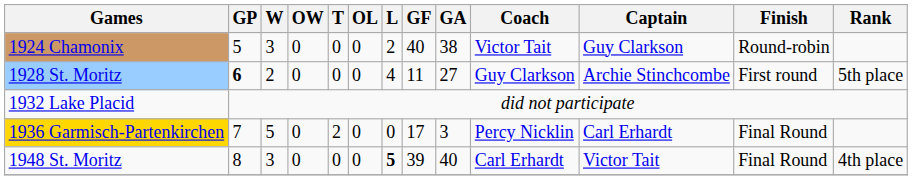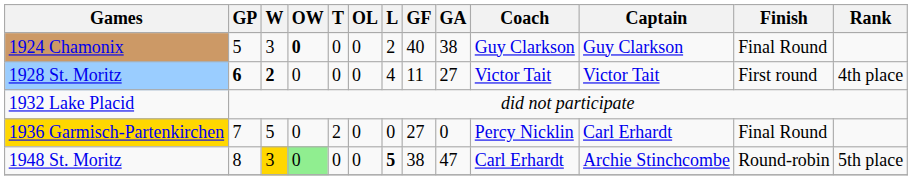(296, 47) normal -> (296, 47) bold
(513, 47) Victor Tait -> (525, 47) Guy Clarkson
(784, 47) Round-robin -> (783, 47) Final Round
(270, 75) normal -> (270, 75) bold
(525, 75) Guy Clarkson -> (513, 75) Victor Tait
(656, 75) Archie Stinchcombe -> (621, 75) Victor Tait
(871, 75) 5th place -> (871, 75) 4th place
(415, 132) 17 -> (415, 132) 27
(444, 132) 3 -> (444, 132) 0
(270, 160) no background -> (270, 160) gold background
(296, 160) no background -> (296, 160) lightgreen background
(415, 160) 39 -> (415, 160) 38
(449, 160) 40 -> (449, 160) 47
(621, 160) Victor Tait -> (656, 160) Archie Stinchcombe
(783, 160) Final Round -> (784, 160) Round-robin
(871, 160) 4th place -> (871, 160) 5th place
